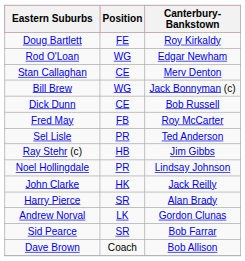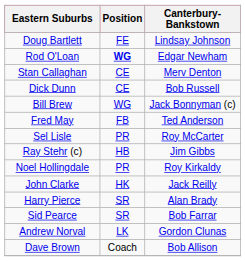(193, 41) Roy Kirkaldy -> (193, 41) Lindsay Johnson
(122, 56) normal -> (122, 56) bold
rows swapped: (52, 104) <-> (52, 88)
(193, 120) Roy McCarter -> (193, 120) Ted Anderson
(193, 136) Ted Anderson -> (193, 136) Roy McCarter
(193, 168) Lindsay Johnson -> (193, 168) Roy Kirkaldy
rows swapped: (52, 232) <-> (52, 216)
